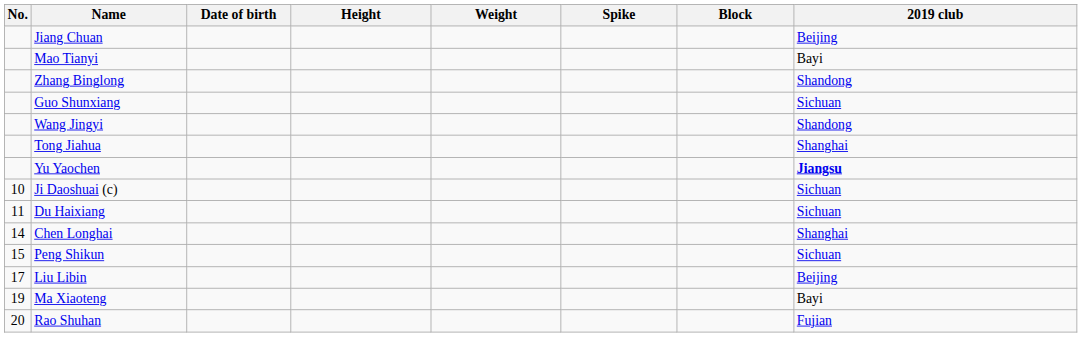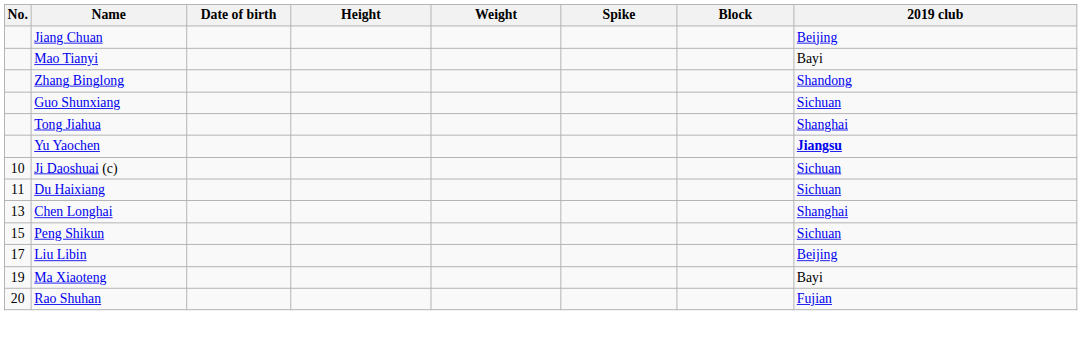- row: (69, 124)
(18, 233) 14 -> (18, 211) 13
